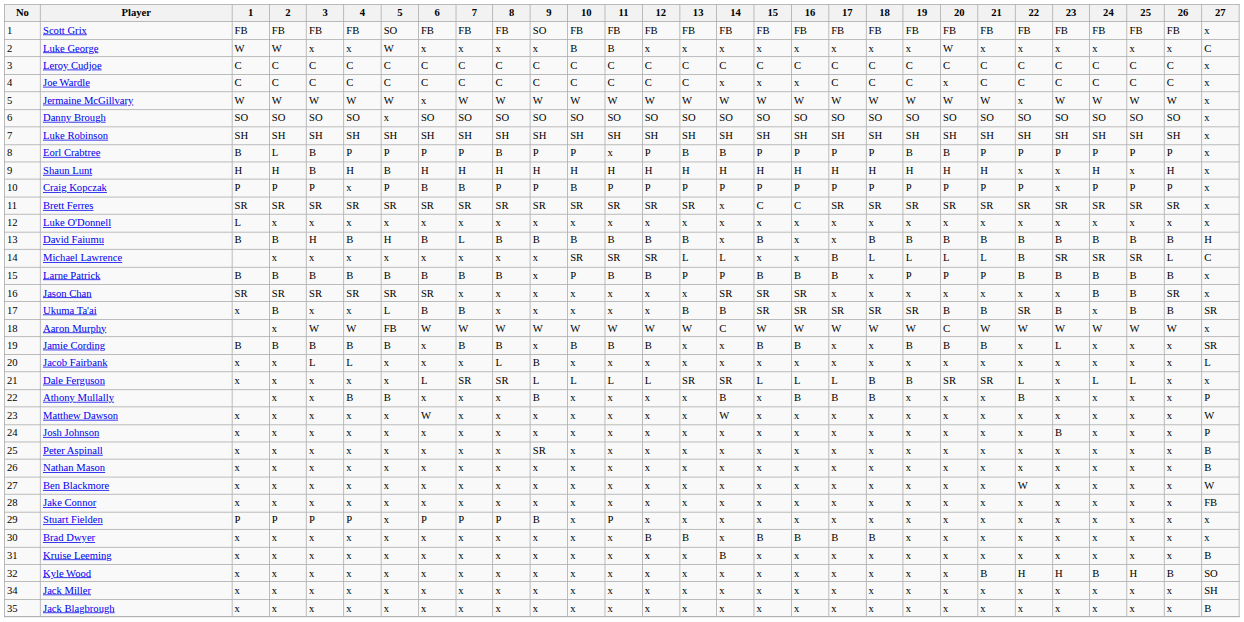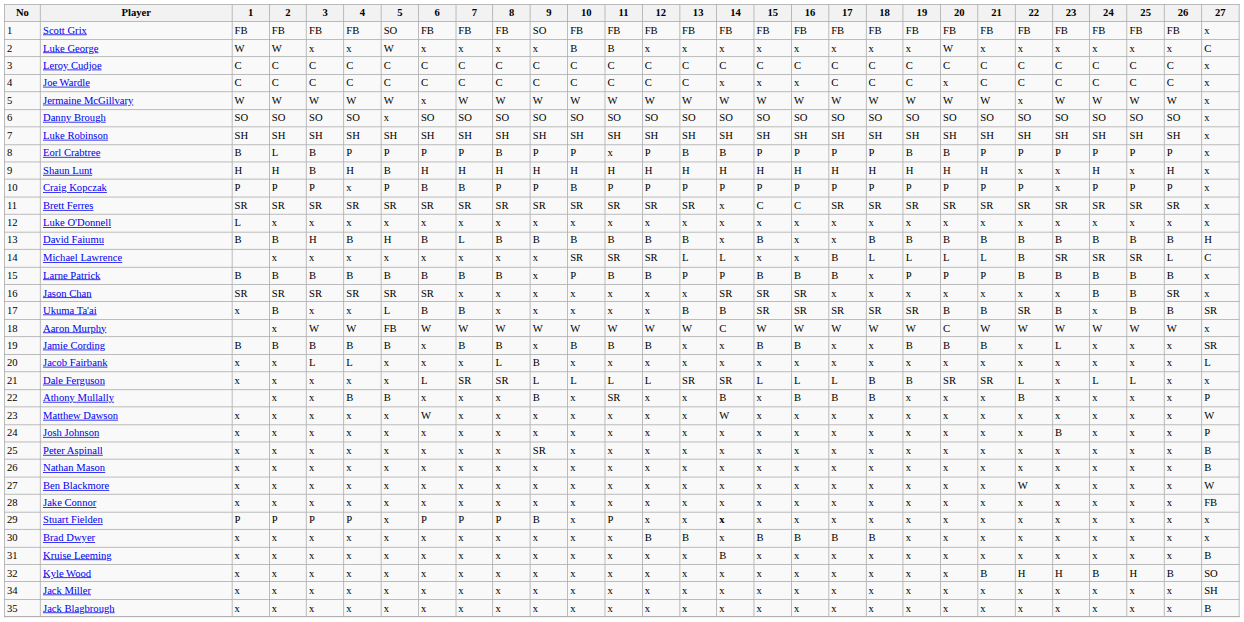(610, 397) x -> (614, 397) SR
(722, 520) normal -> (722, 520) bold
